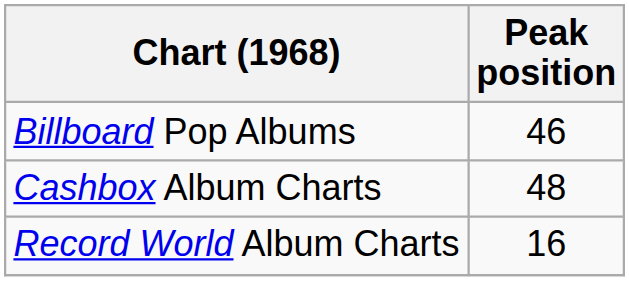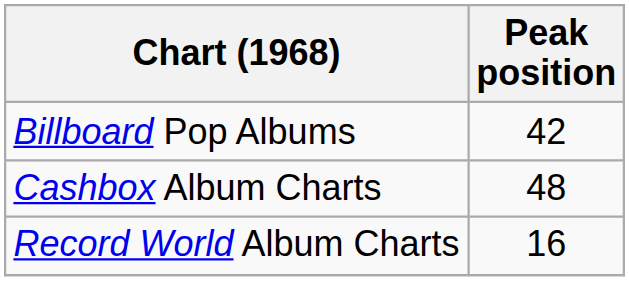(546, 130) 46 -> (546, 130) 42
